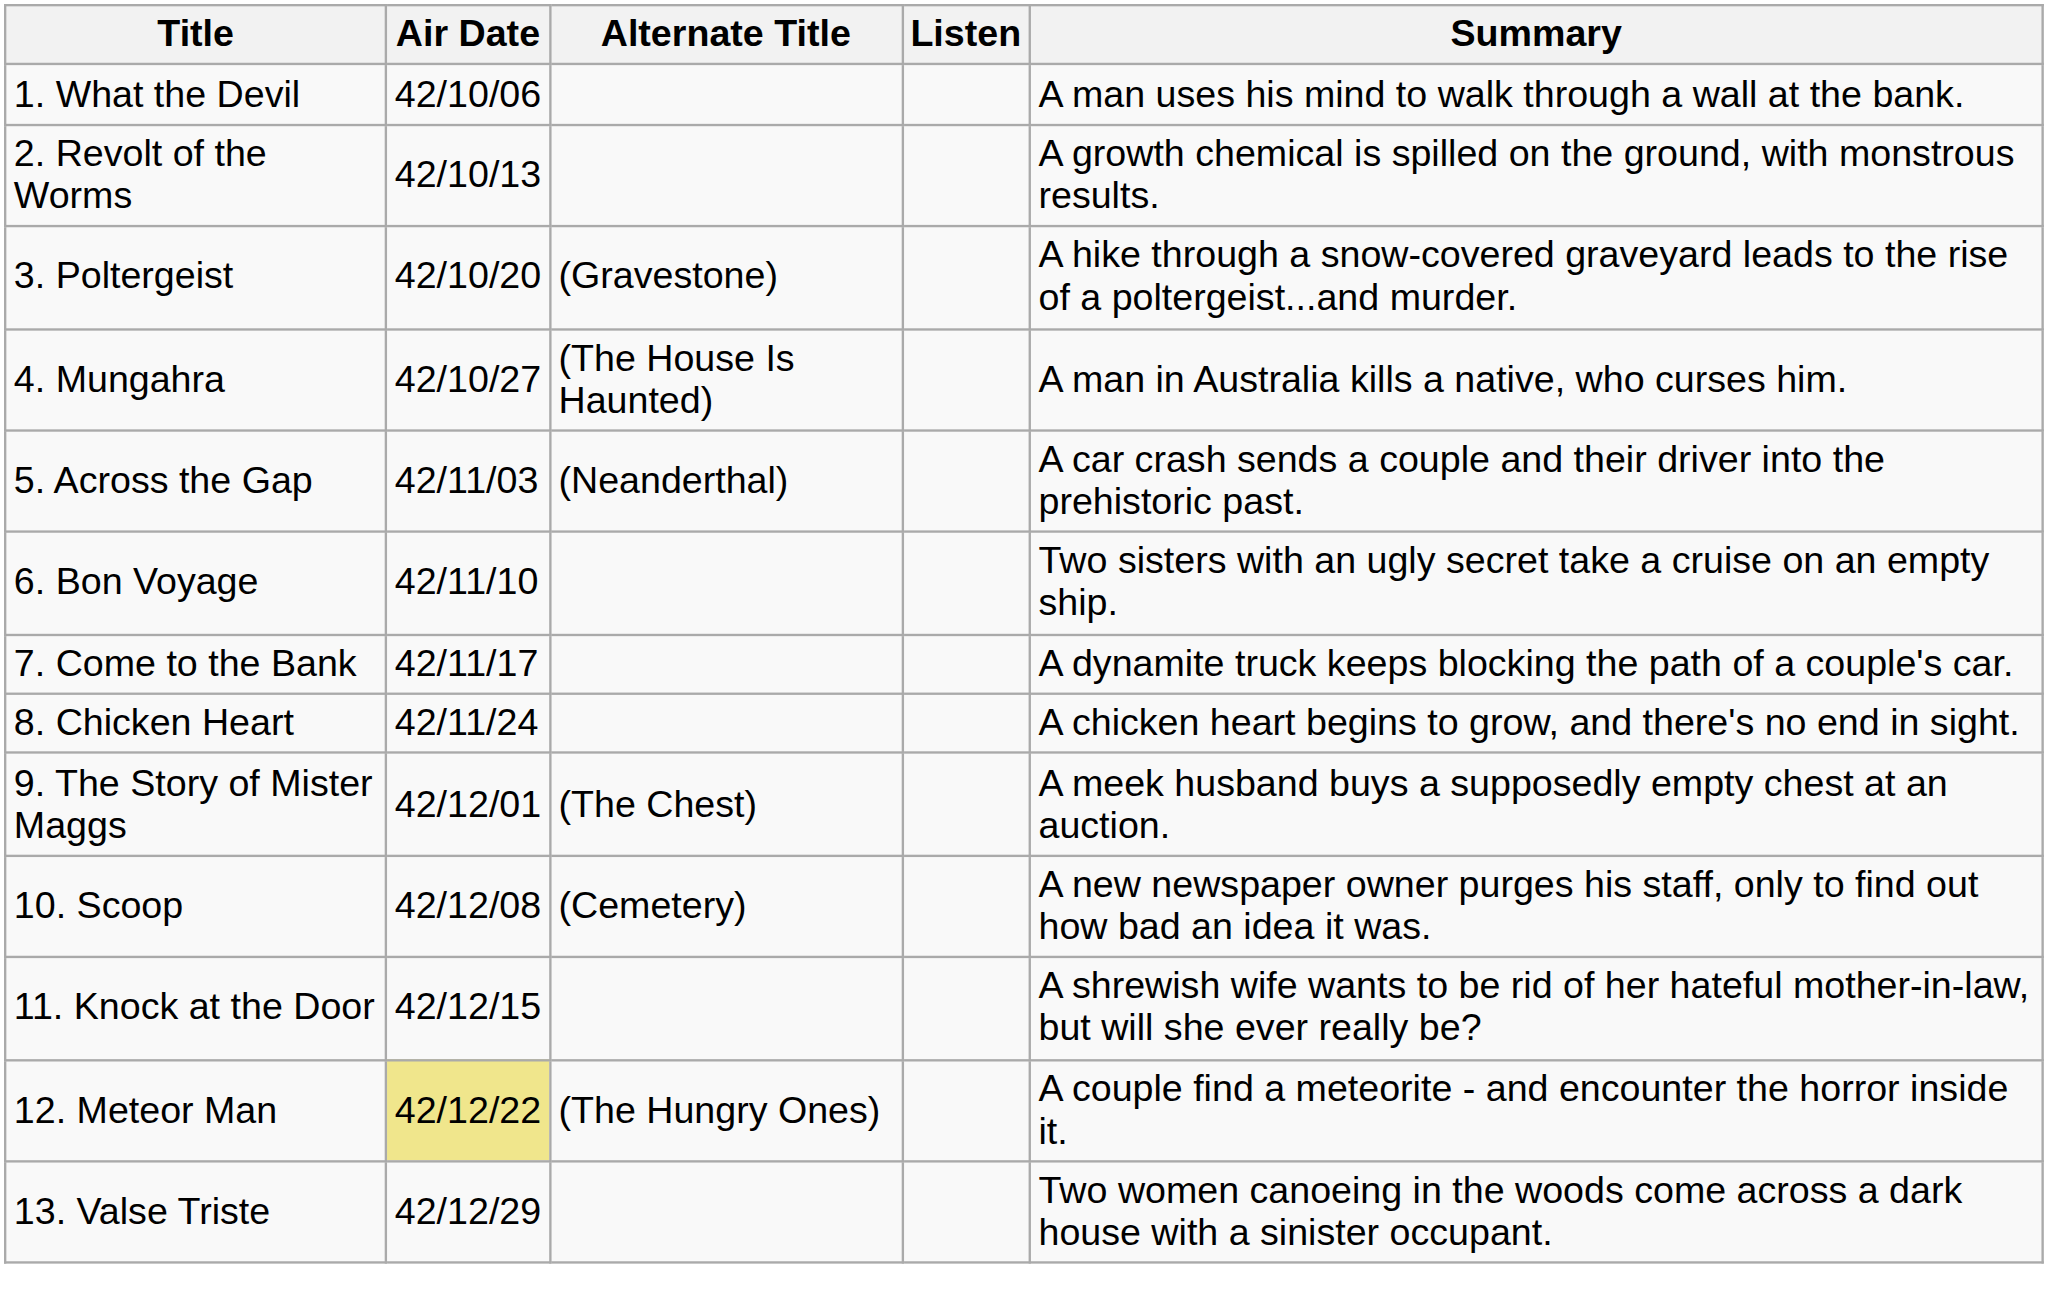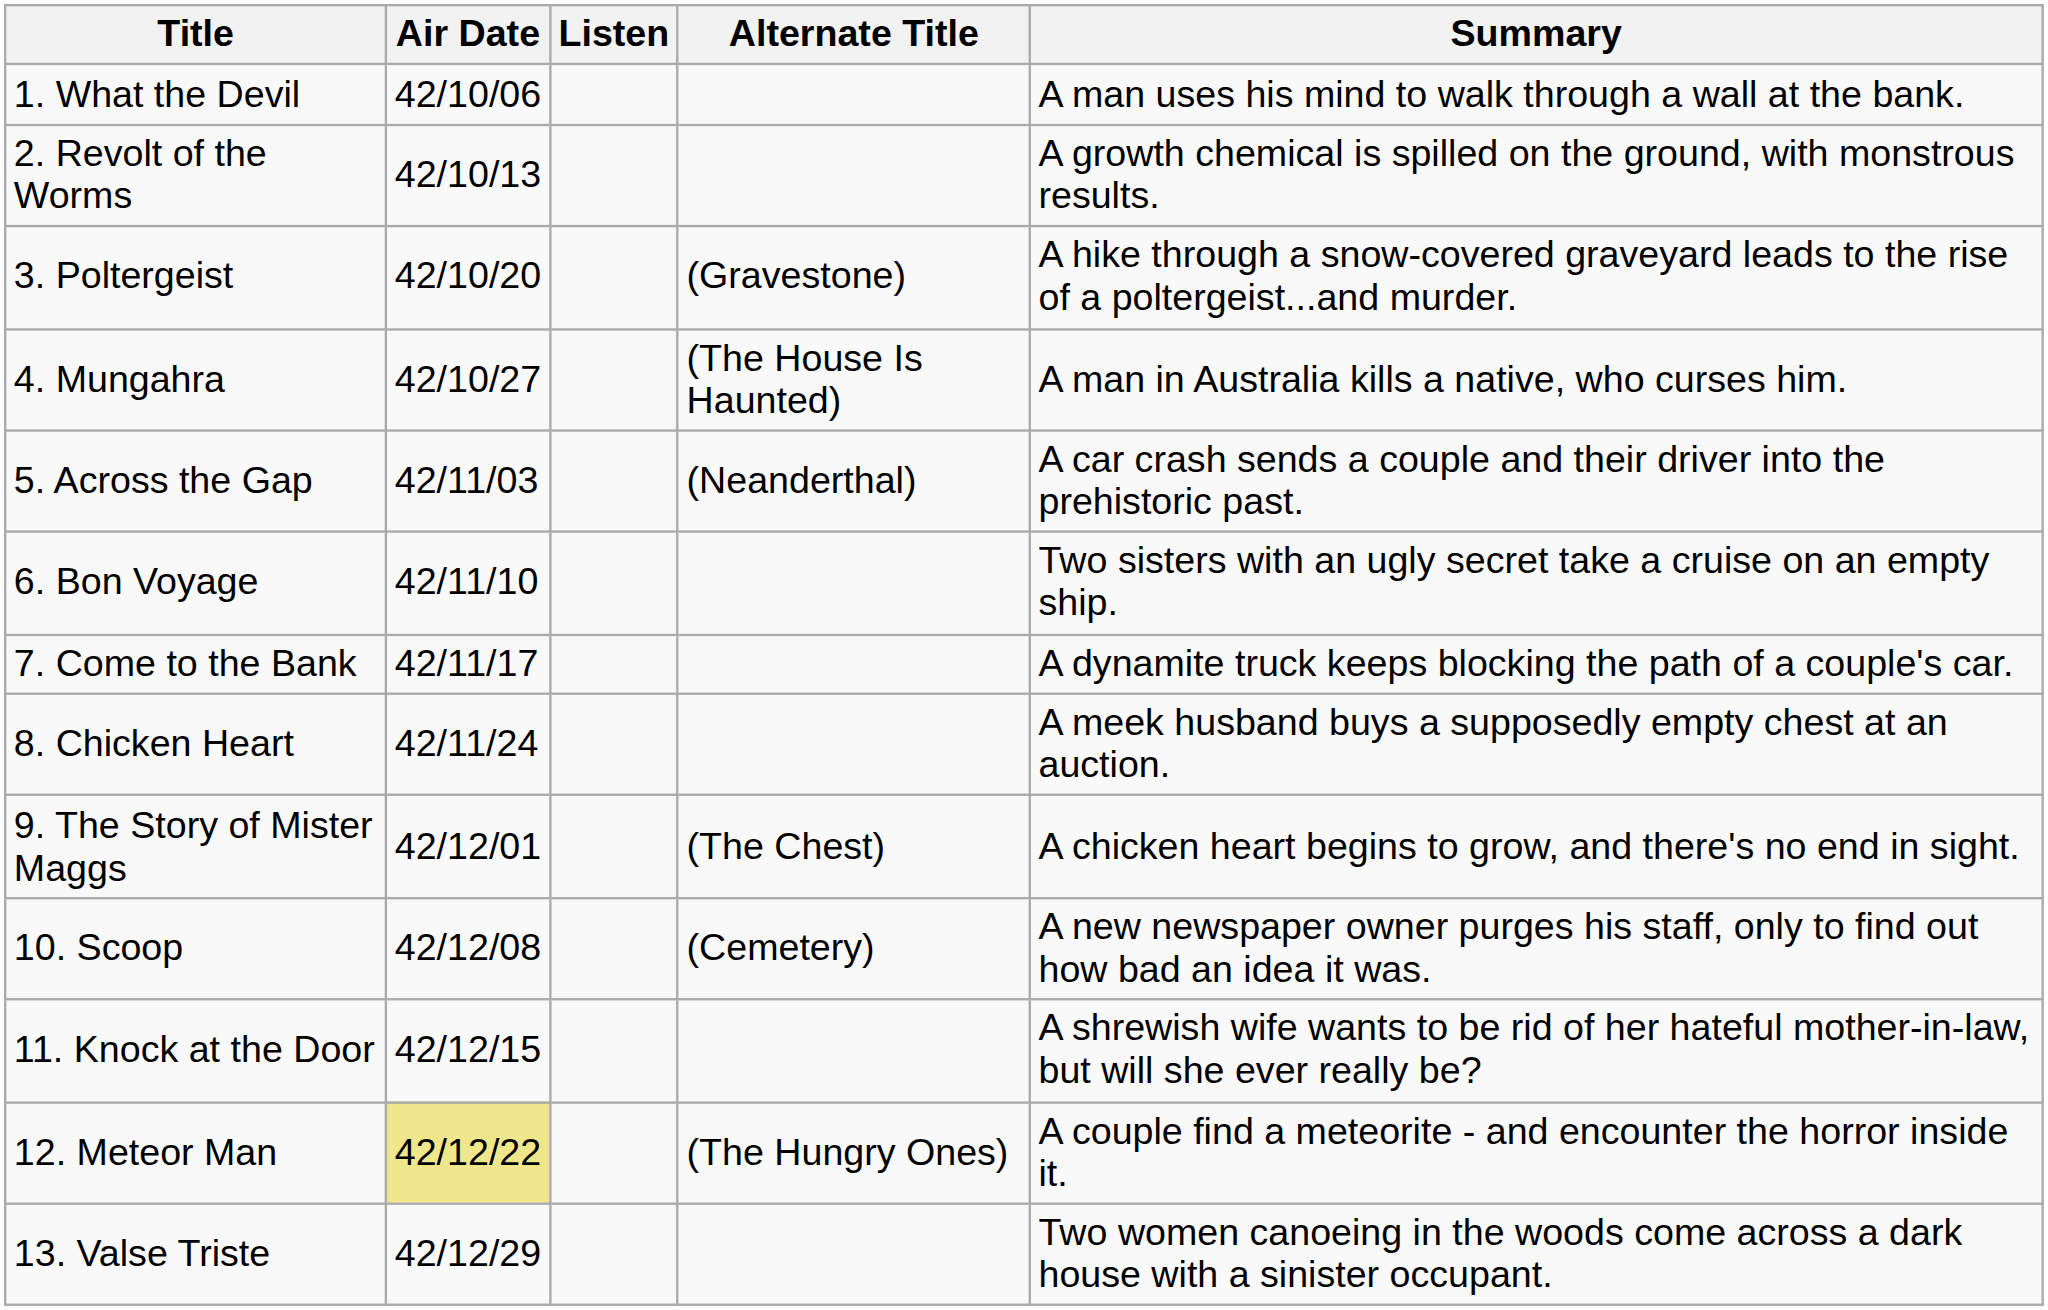columns swapped: (726, 34) <-> (966, 34)
(1529, 722) A chicken heart begins to grow, and there's no end in sight. -> (1493, 744) A meek husband buys a supposedly empty chest at an auction.
(1493, 803) A meek husband buys a supposedly empty chest at an auction. -> (1529, 845) A chicken heart begins to grow, and there's no end in sight.
